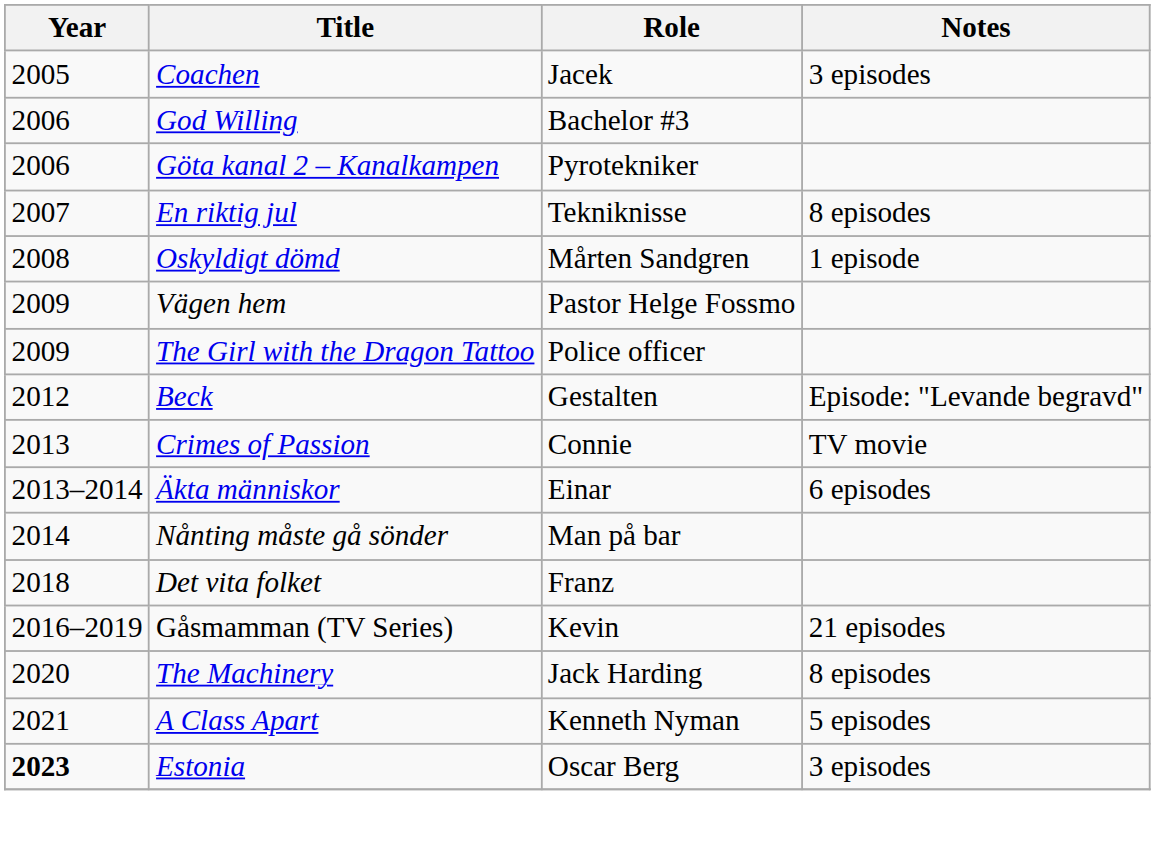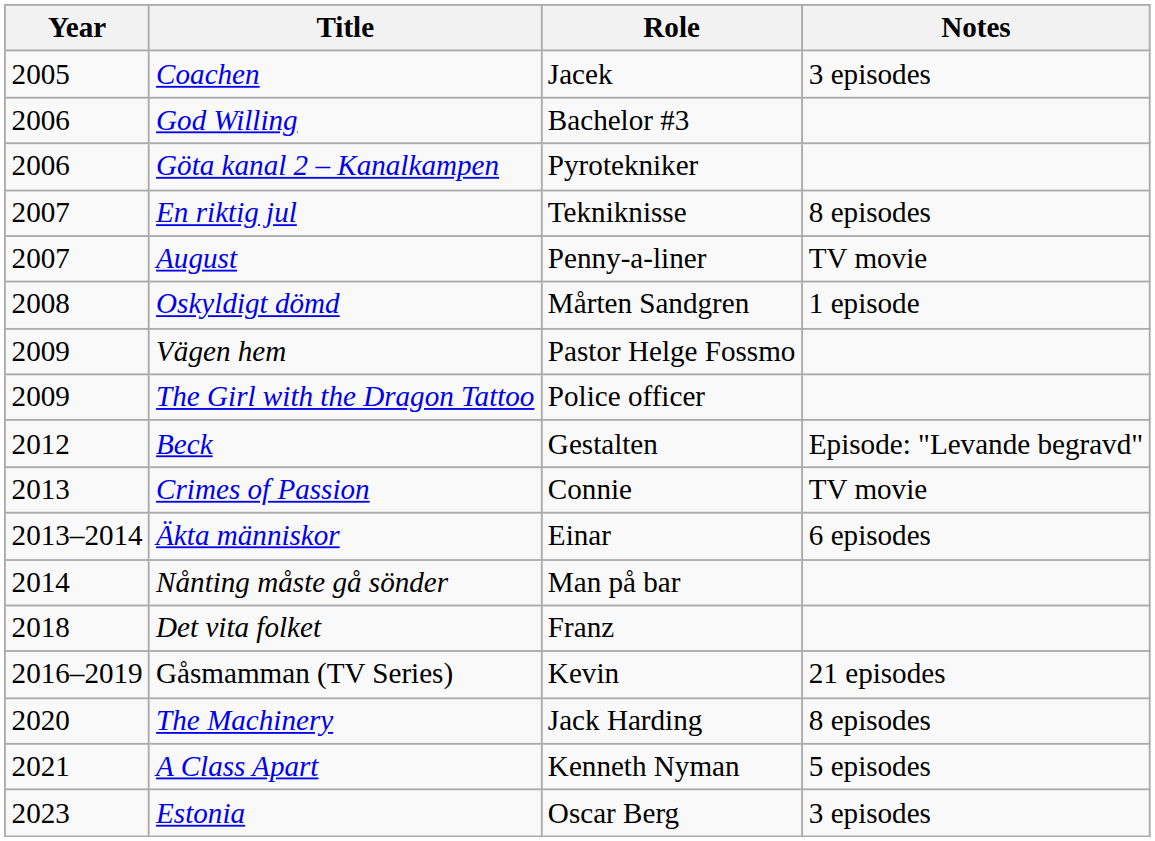+ row: (197, 258)
(41, 766) bold -> (41, 812) normal
